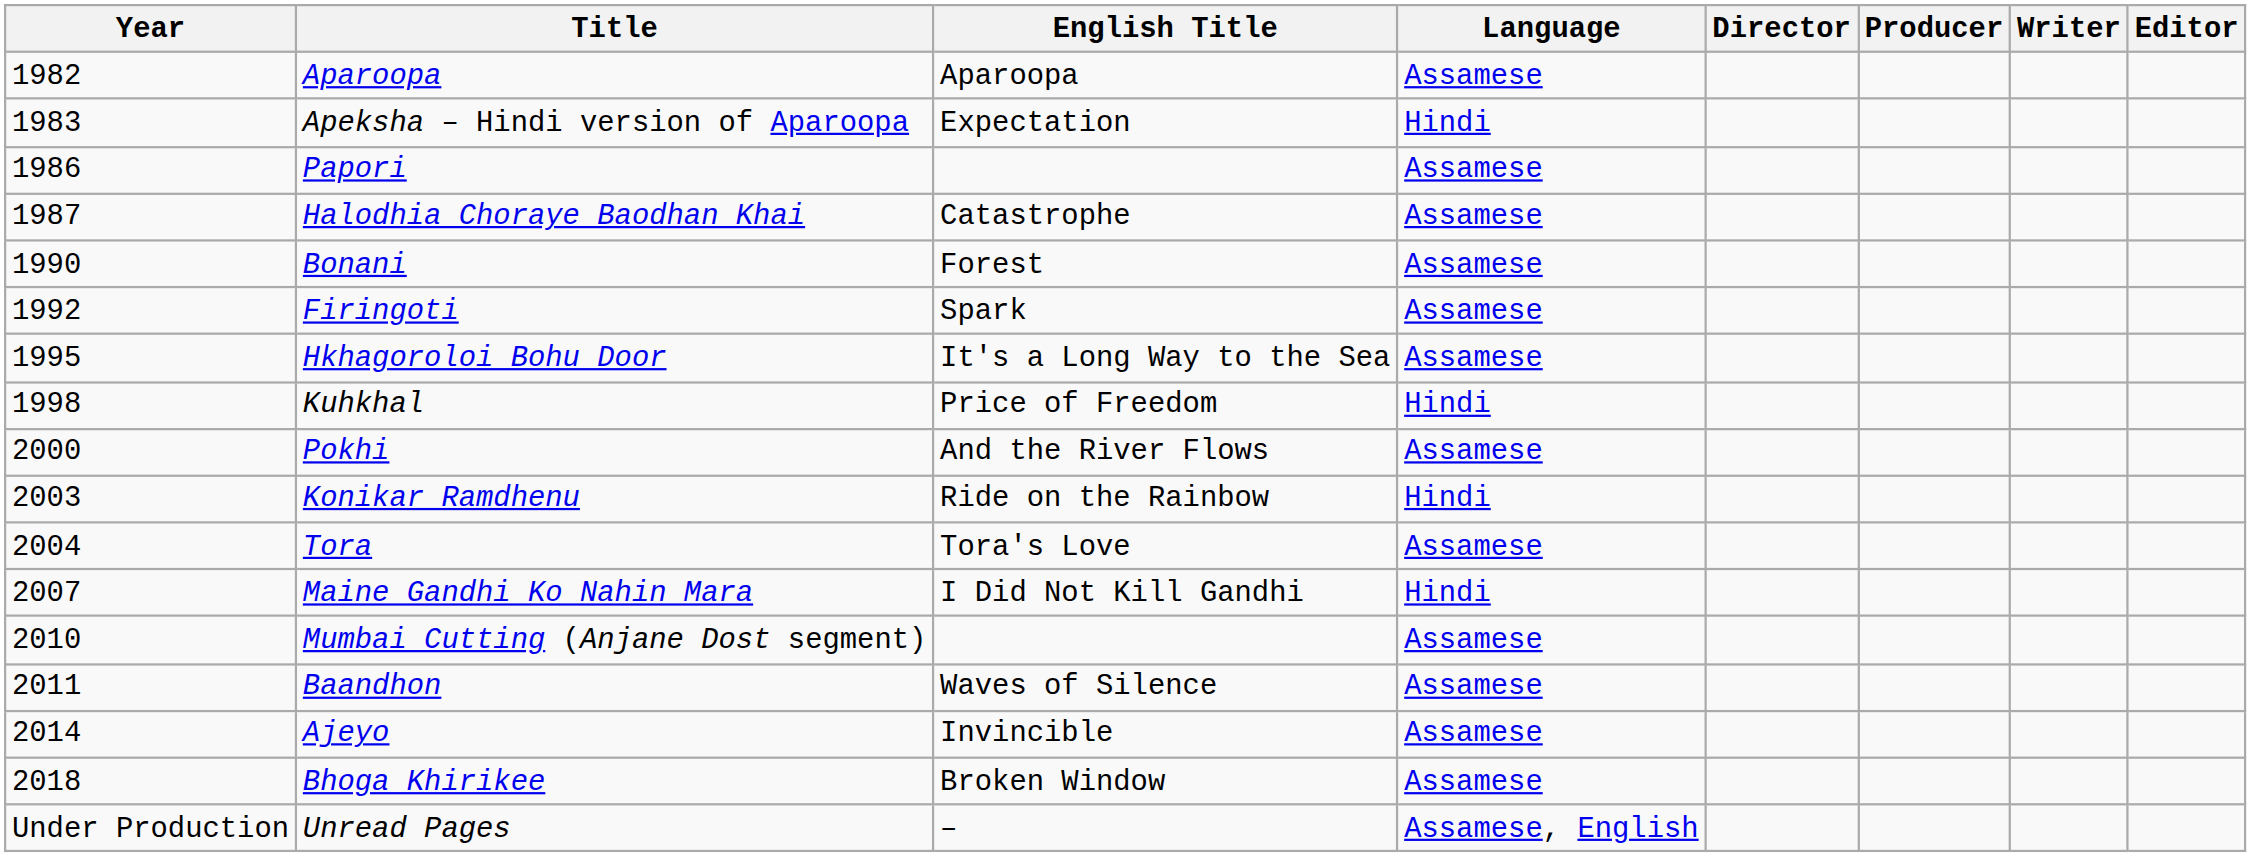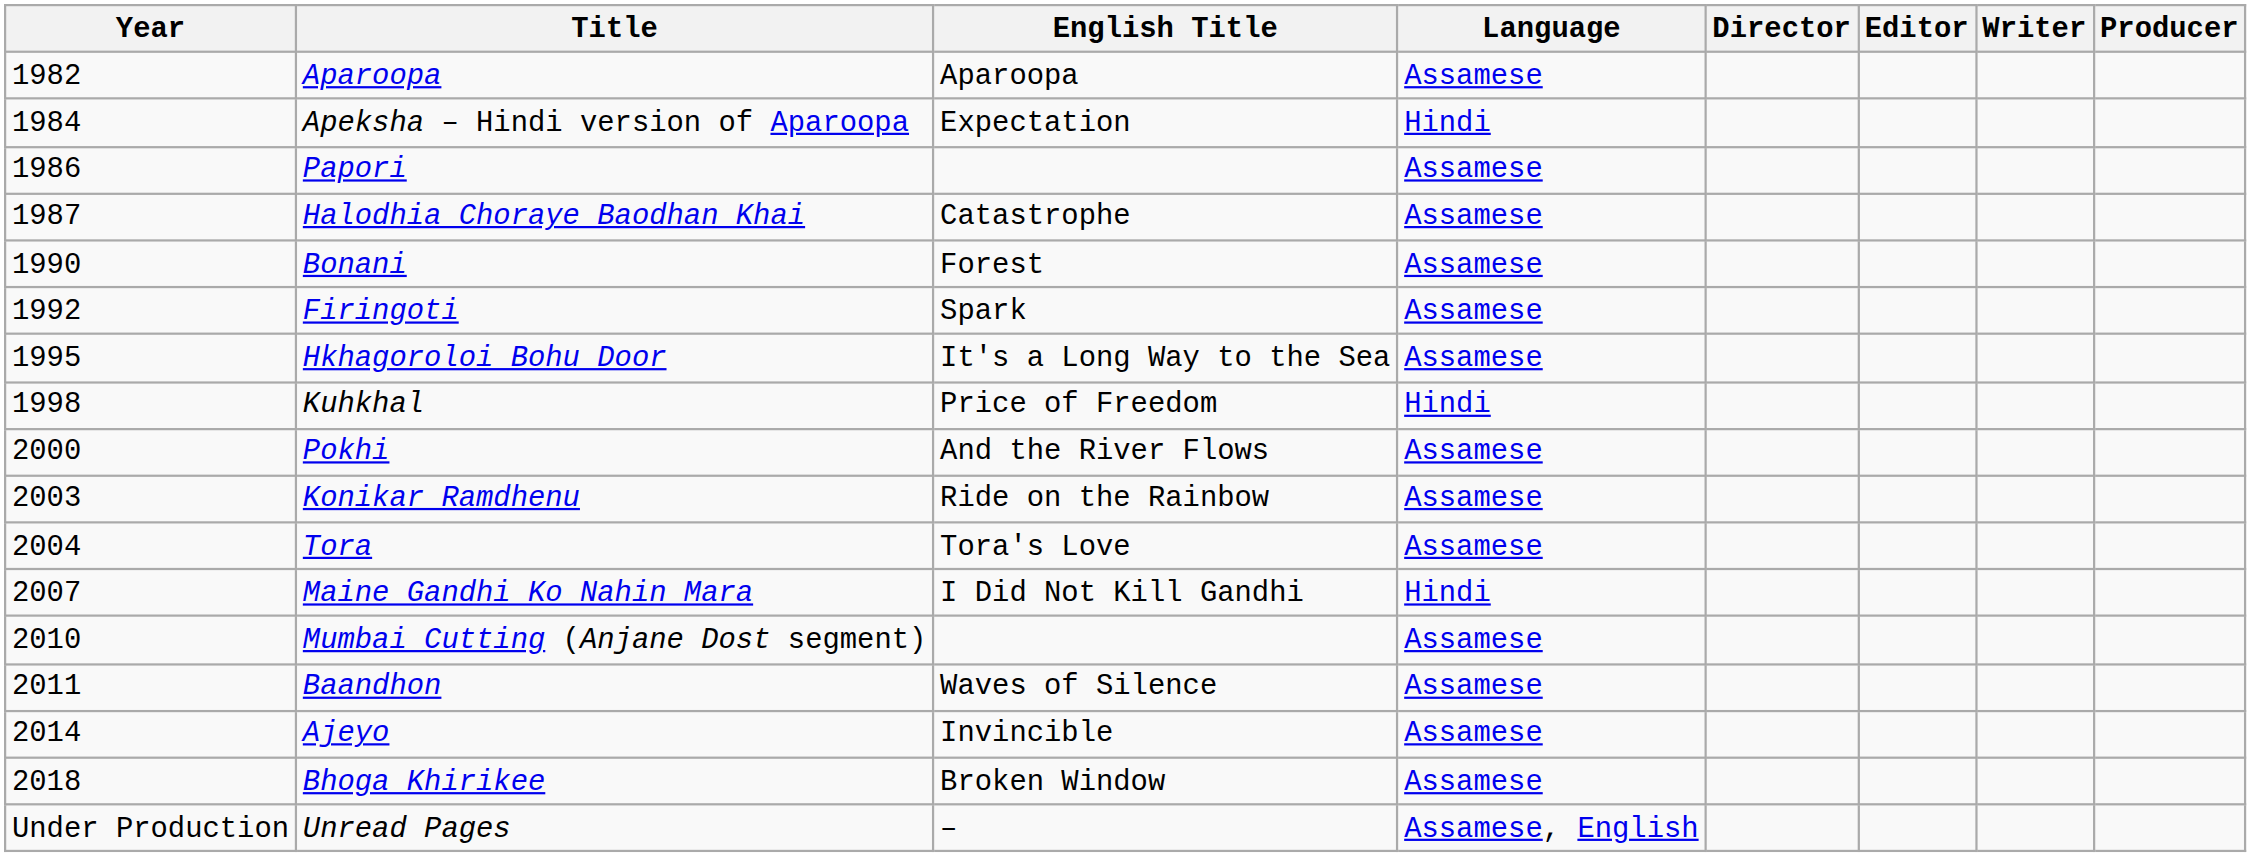columns swapped: (1934, 29) <-> (2187, 29)
(47, 123) 1983 -> (47, 123) 1984
(1447, 499) Hindi -> (1473, 499) Assamese
